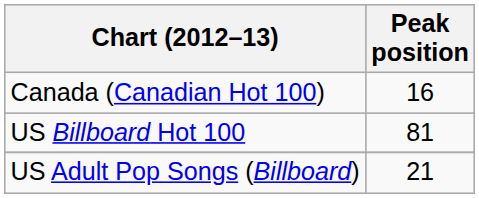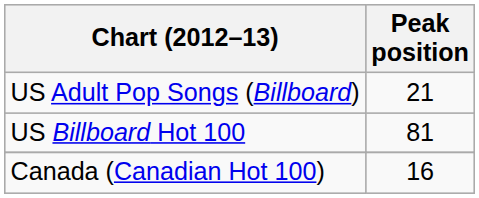rows swapped: (168, 92) <-> (185, 172)
